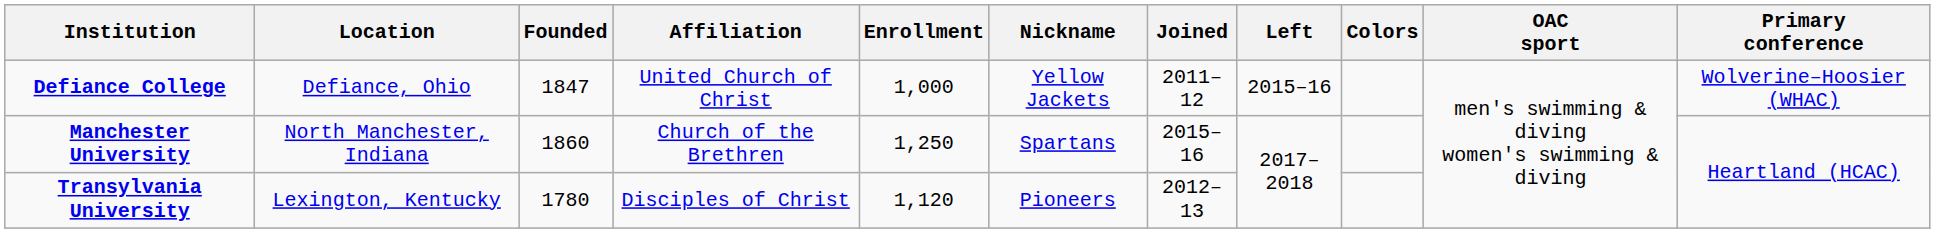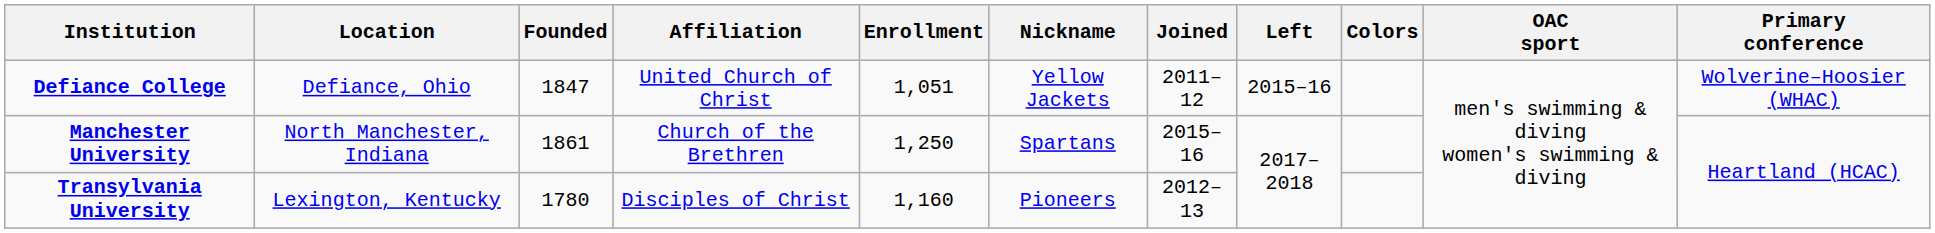(924, 88) 1,000 -> (924, 88) 1,051
(566, 144) 1860 -> (566, 144) 1861
(924, 200) 1,120 -> (924, 200) 1,160
